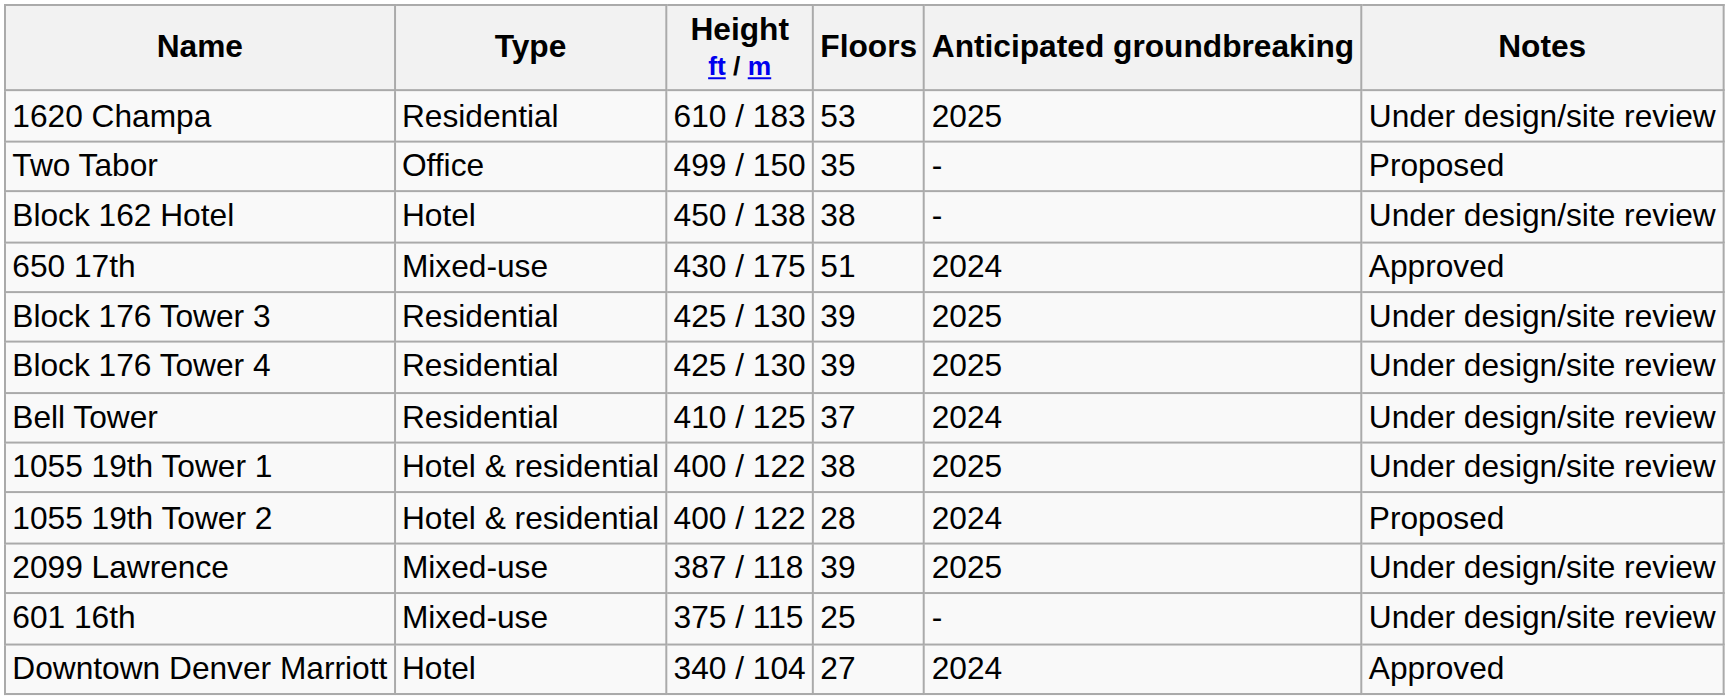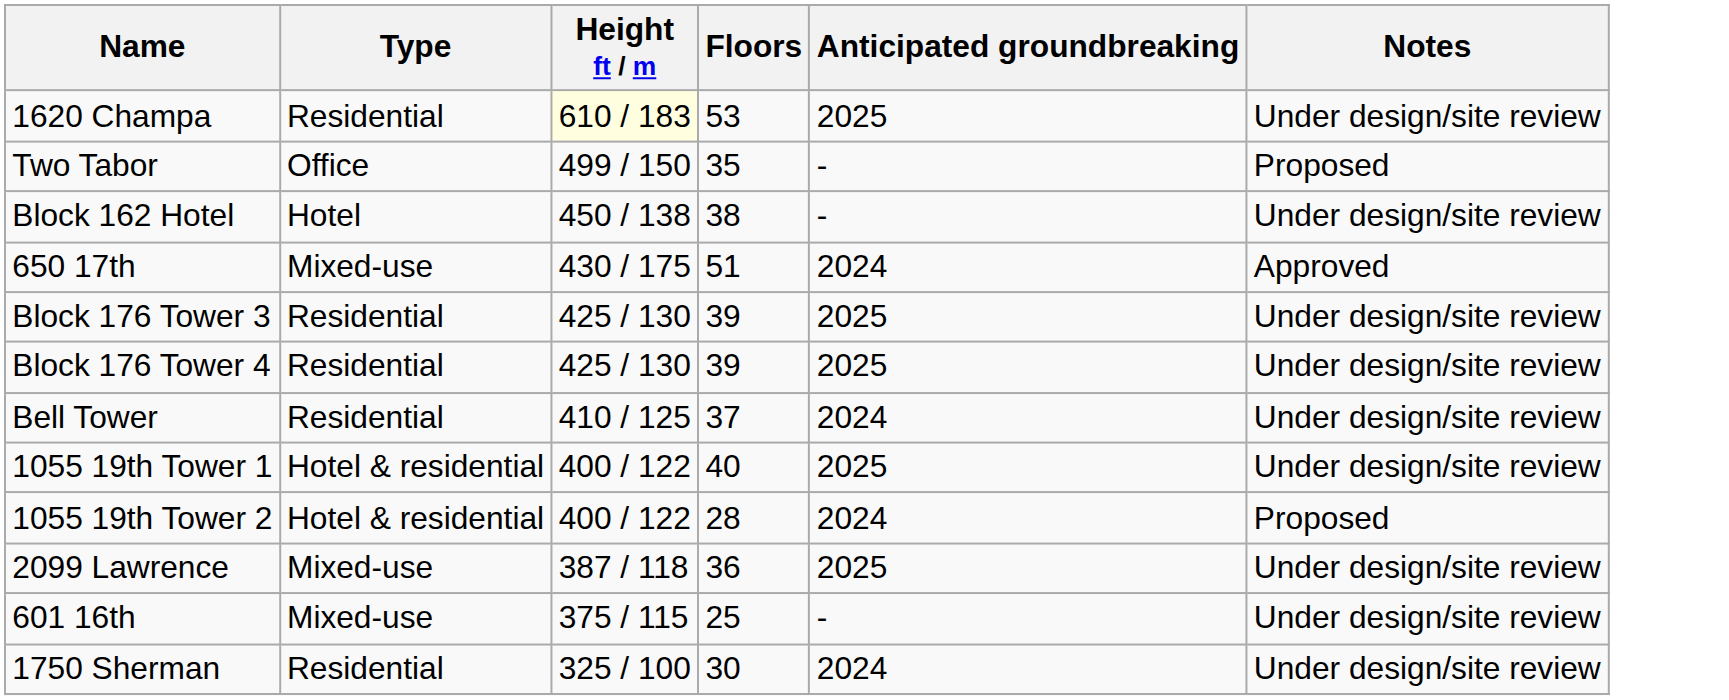(740, 115) no background -> (625, 115) lightyellow background
(838, 467) 38 -> (723, 467) 40
(838, 567) 39 -> (723, 567) 36
- row: (200, 668)
+ row: (116, 668)
